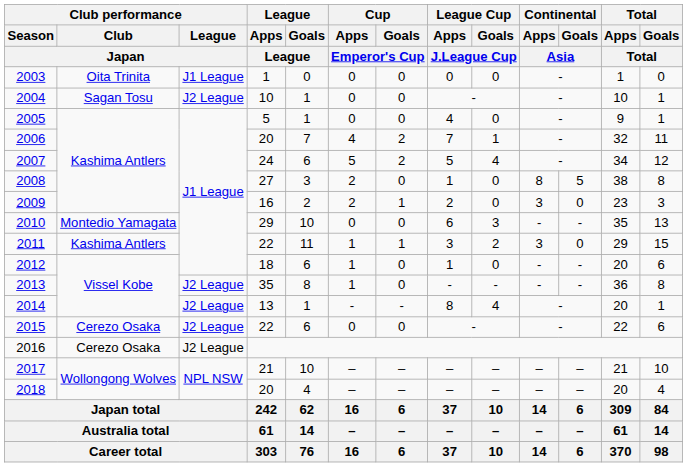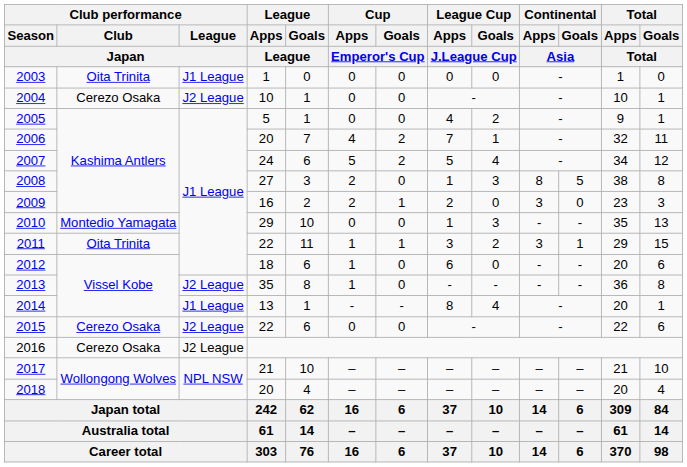(118, 98) Sagan Tosu -> (118, 98) Cerezo Osaka
(496, 118) 0 -> (496, 118) 2
(496, 181) 0 -> (496, 181) 3
(450, 222) 6 -> (450, 222) 1
(118, 243) Kashima Antlers -> (118, 243) Oita Trinita
(580, 243) 0 -> (580, 243) 1
(450, 264) 1 -> (450, 264) 6
(213, 306) J2 League -> (213, 306) J1 League
